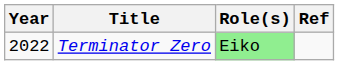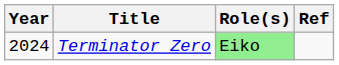(29, 46) 2022 -> (29, 46) 2024
